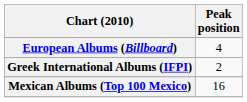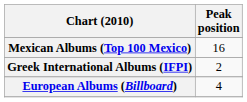rows swapped: (100, 47) <-> (100, 86)
